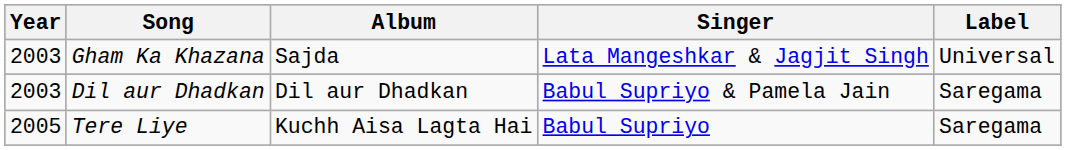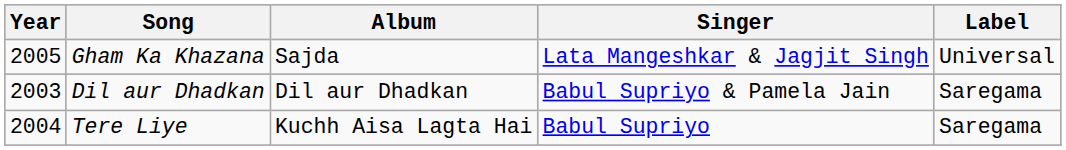(36, 57) 2003 -> (36, 57) 2005
(36, 127) 2005 -> (36, 127) 2004
